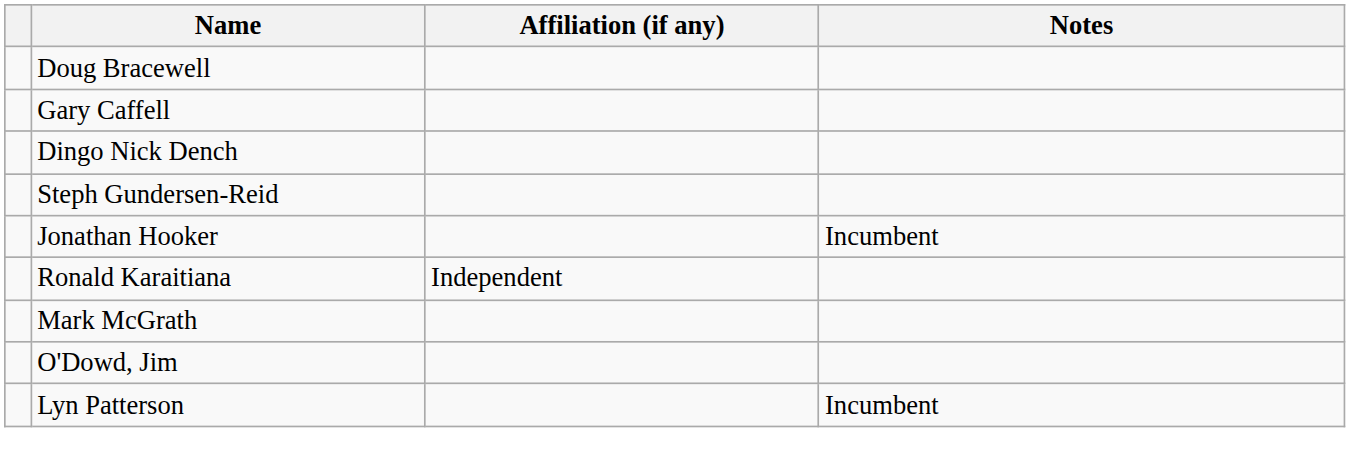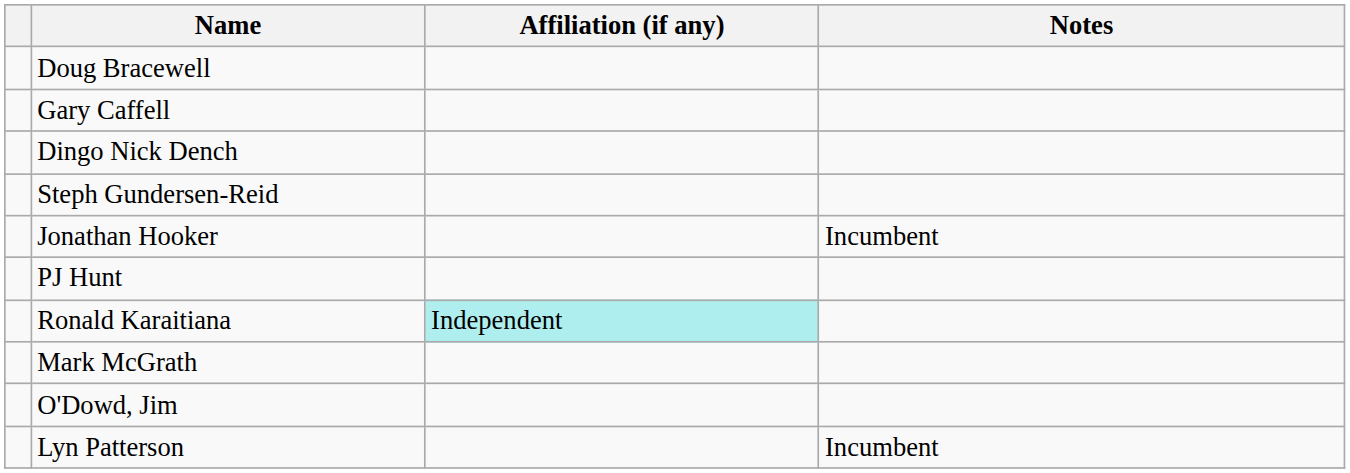+ row: (80, 278)
(497, 278) no background -> (497, 320) paleturquoise background
